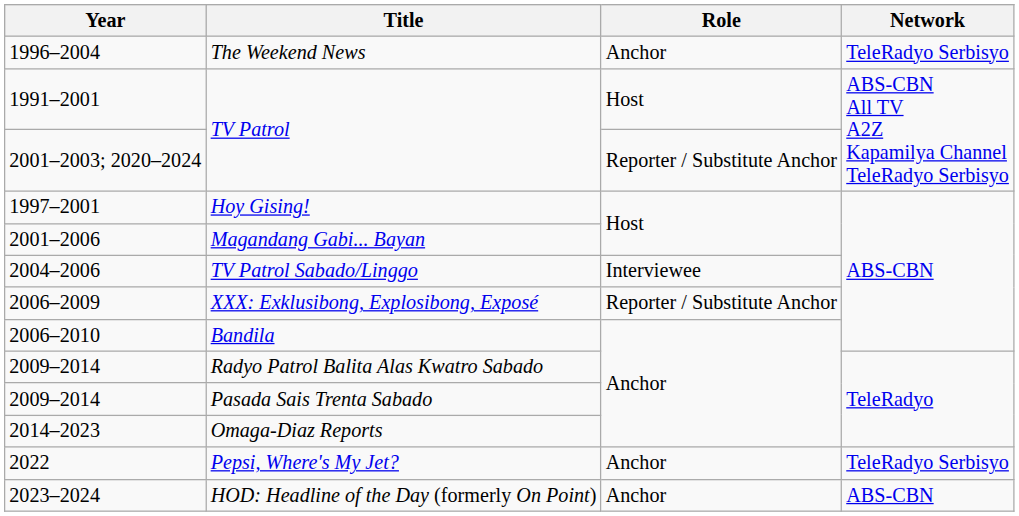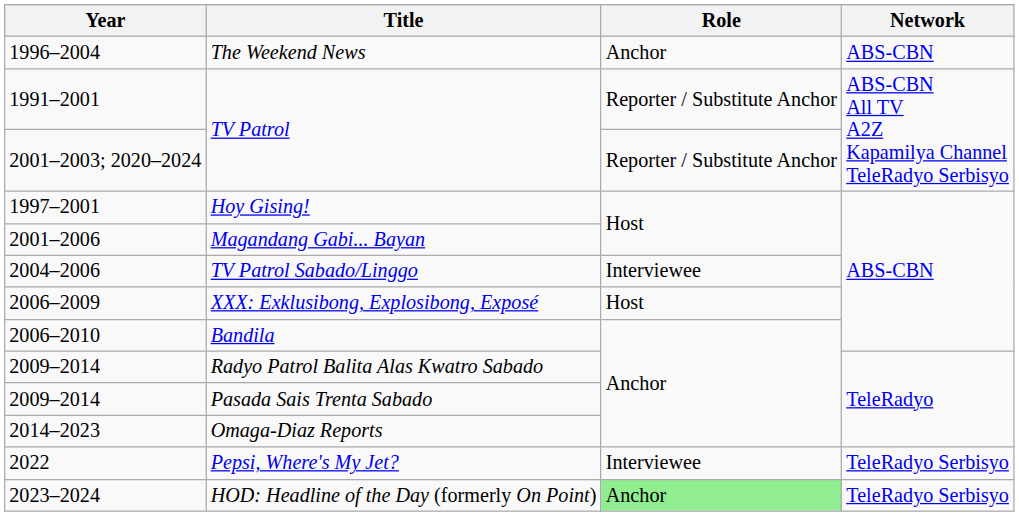(928, 52) TeleRadyo Serbisyo -> (890, 52) ABS-CBN
(625, 99) Host -> (721, 99) Reporter / Substitute Anchor
(721, 303) Reporter / Substitute Anchor -> (625, 303) Host
(636, 462) Anchor -> (653, 462) Interviewee
(636, 494) no background -> (636, 494) lightgreen background
(890, 494) ABS-CBN -> (928, 494) TeleRadyo Serbisyo
